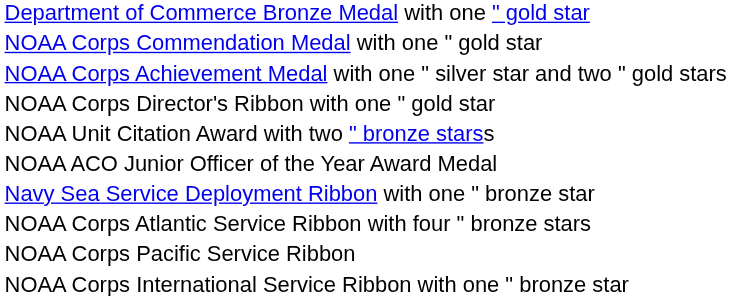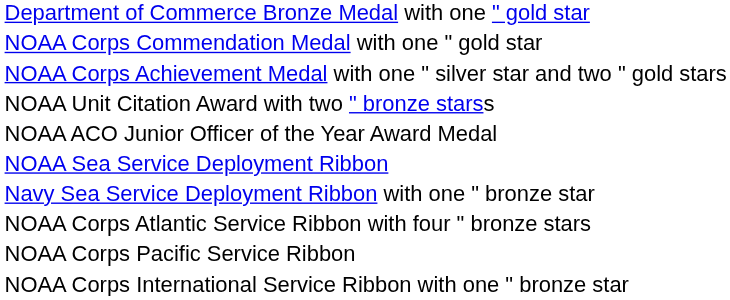- row: (250, 103)
+ row: (196, 163)
